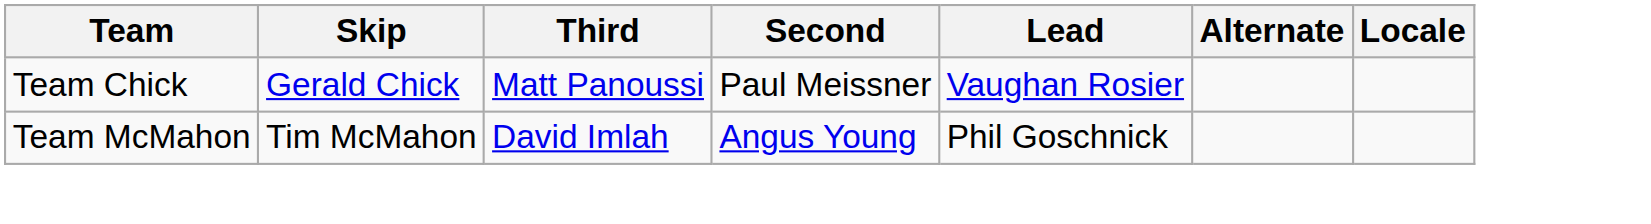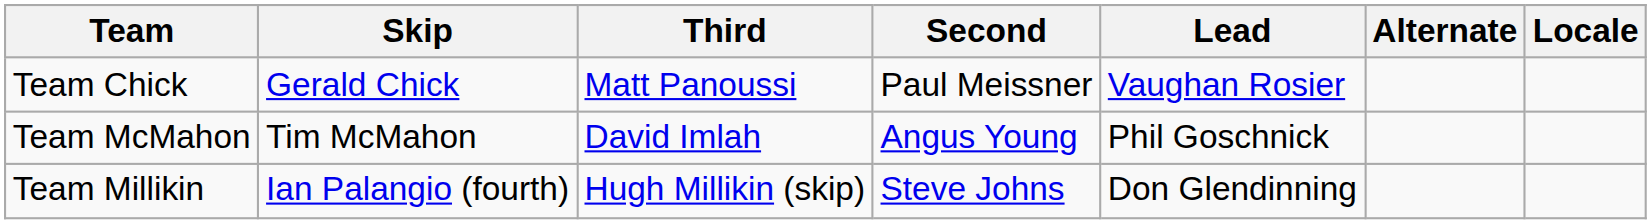+ row: (108, 190)
